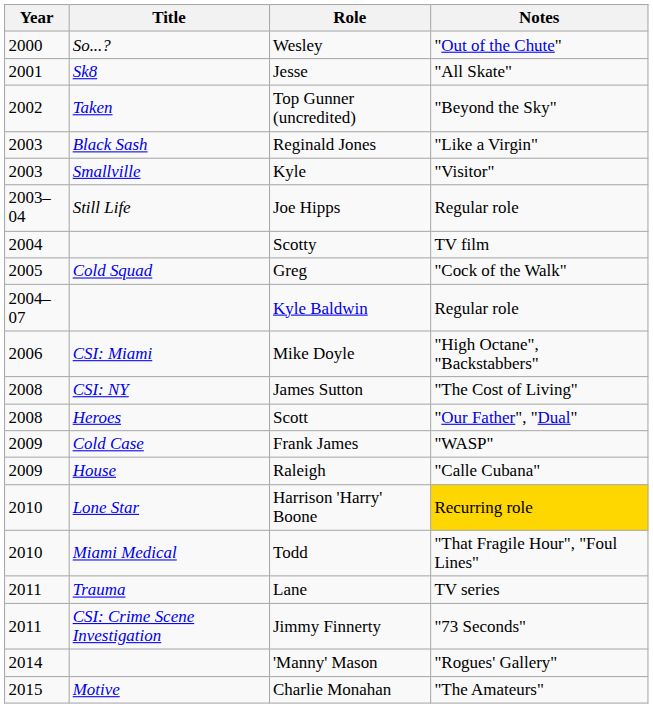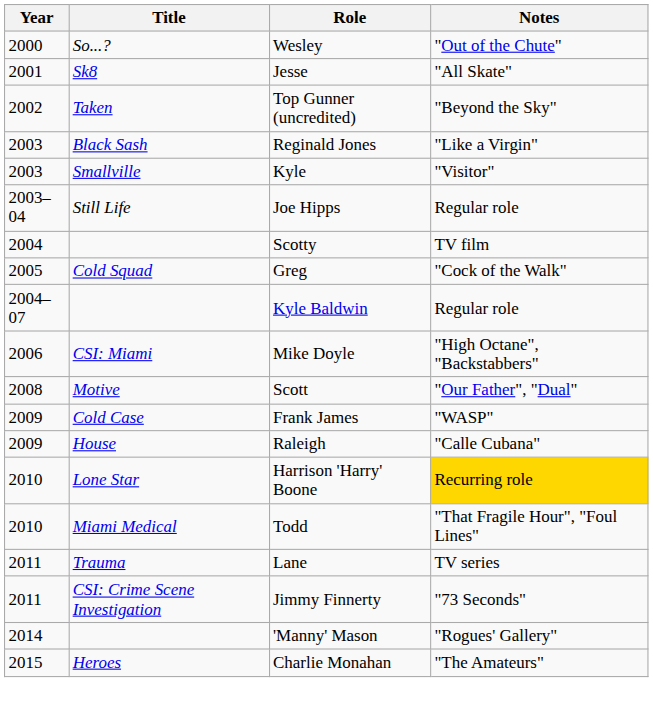- row: (318, 390)
(97, 417) Heroes -> (96, 390) Motive
(96, 689) Motive -> (97, 662) Heroes
